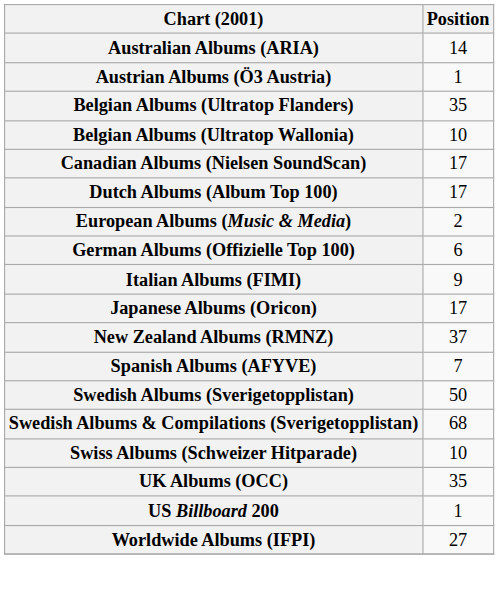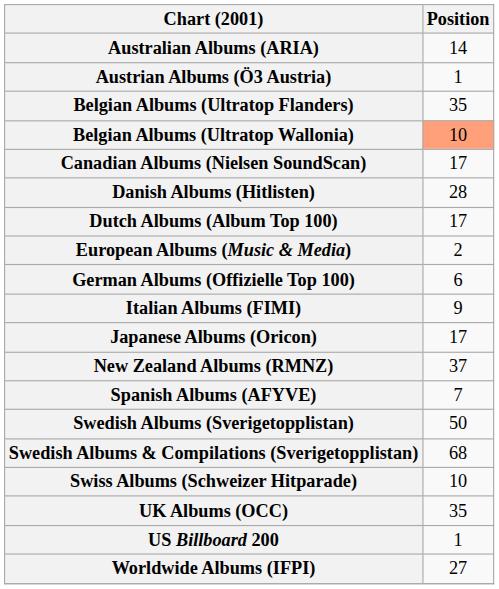(458, 134) no background -> (458, 134) lightsalmon background
+ row: (213, 192)
